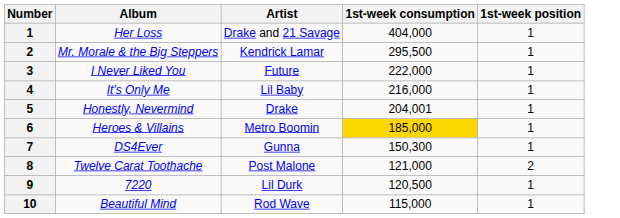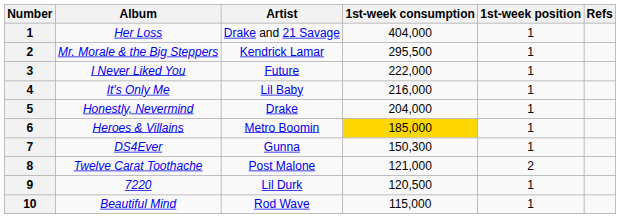+ column: (600, 14)
(410, 109) 204,001 -> (410, 109) 204,000
